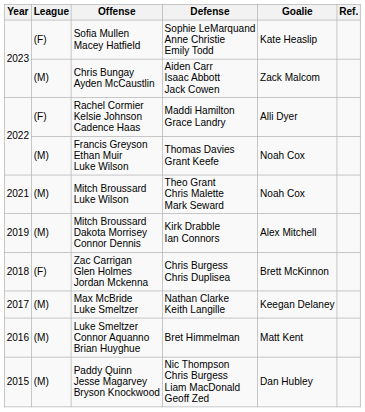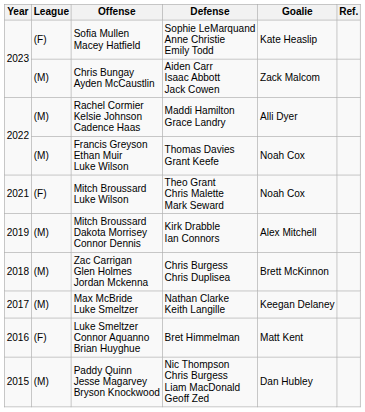(40, 117) (F) -> (41, 117) (M)
(41, 194) (M) -> (40, 194) (F)
(40, 271) (F) -> (41, 271) (M)
(41, 337) (M) -> (40, 337) (F)
